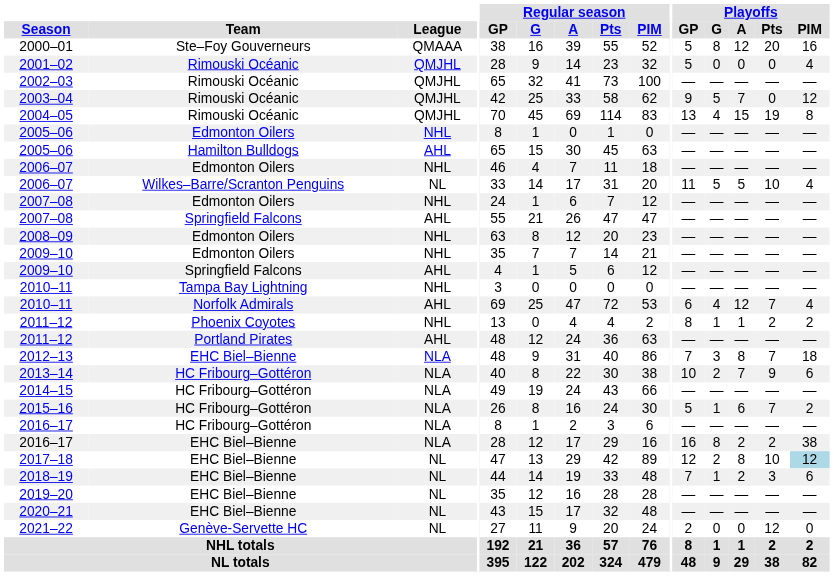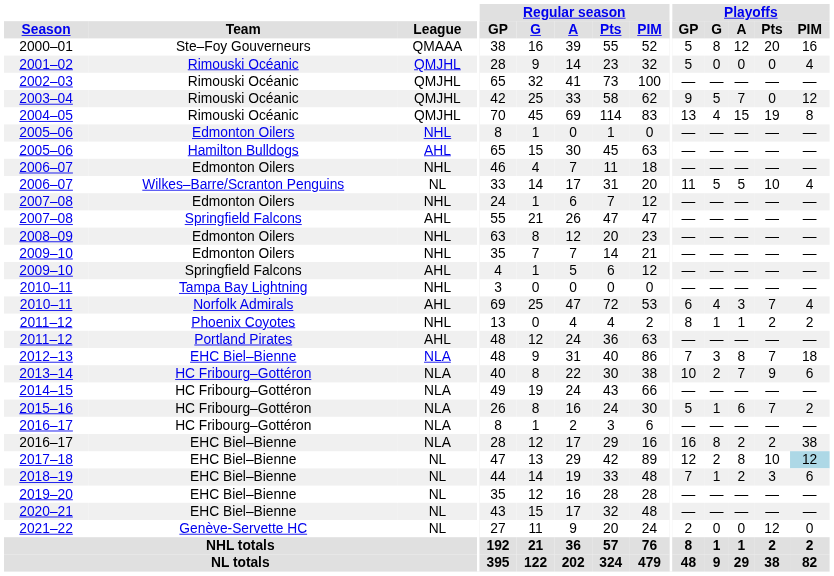(741, 305) 12 -> (741, 305) 3
